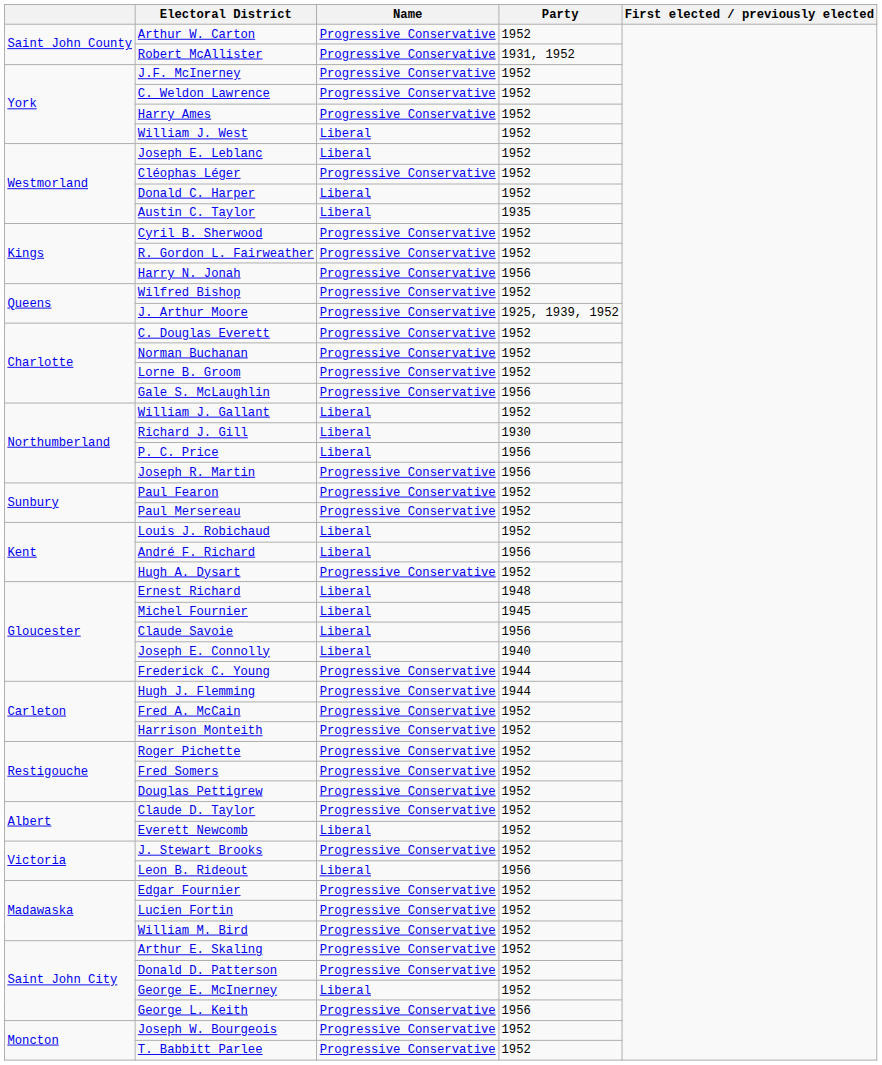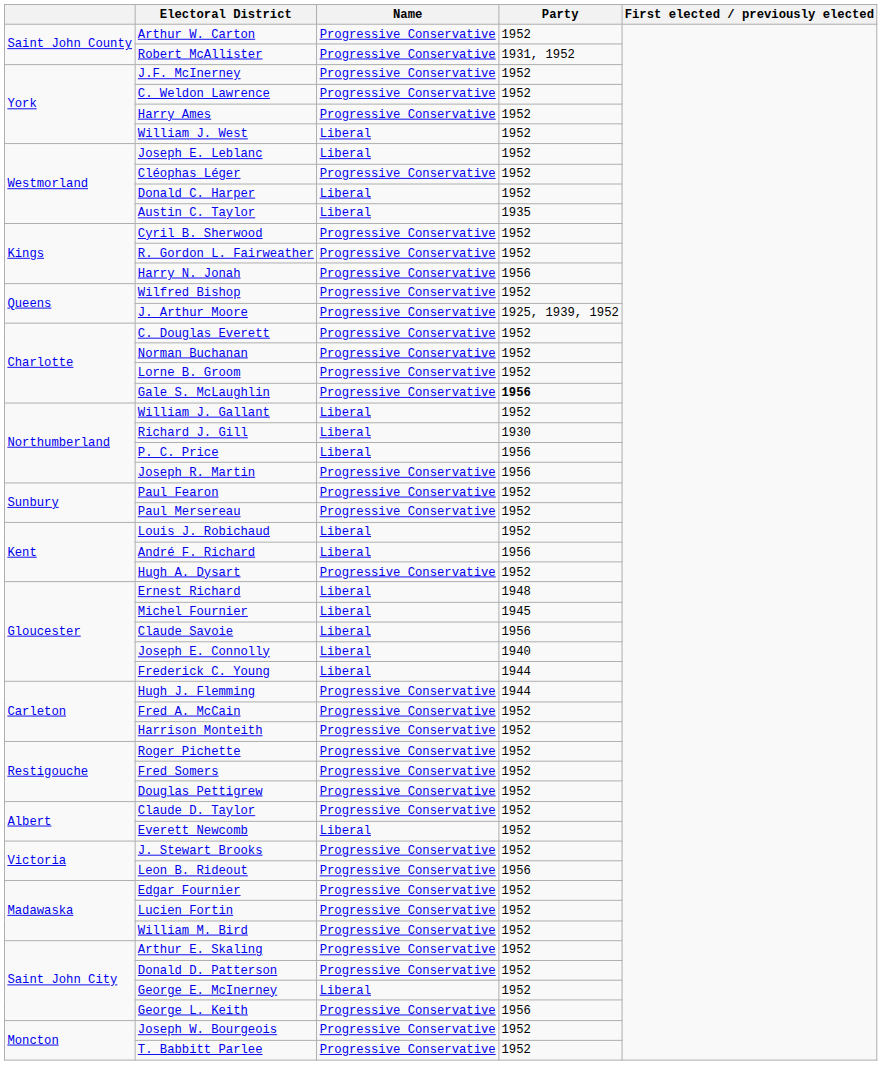(516, 393) normal -> (516, 393) bold
(408, 672) Progressive Conservative -> (345, 672) Liberal
(345, 871) Liberal -> (408, 871) Progressive Conservative
